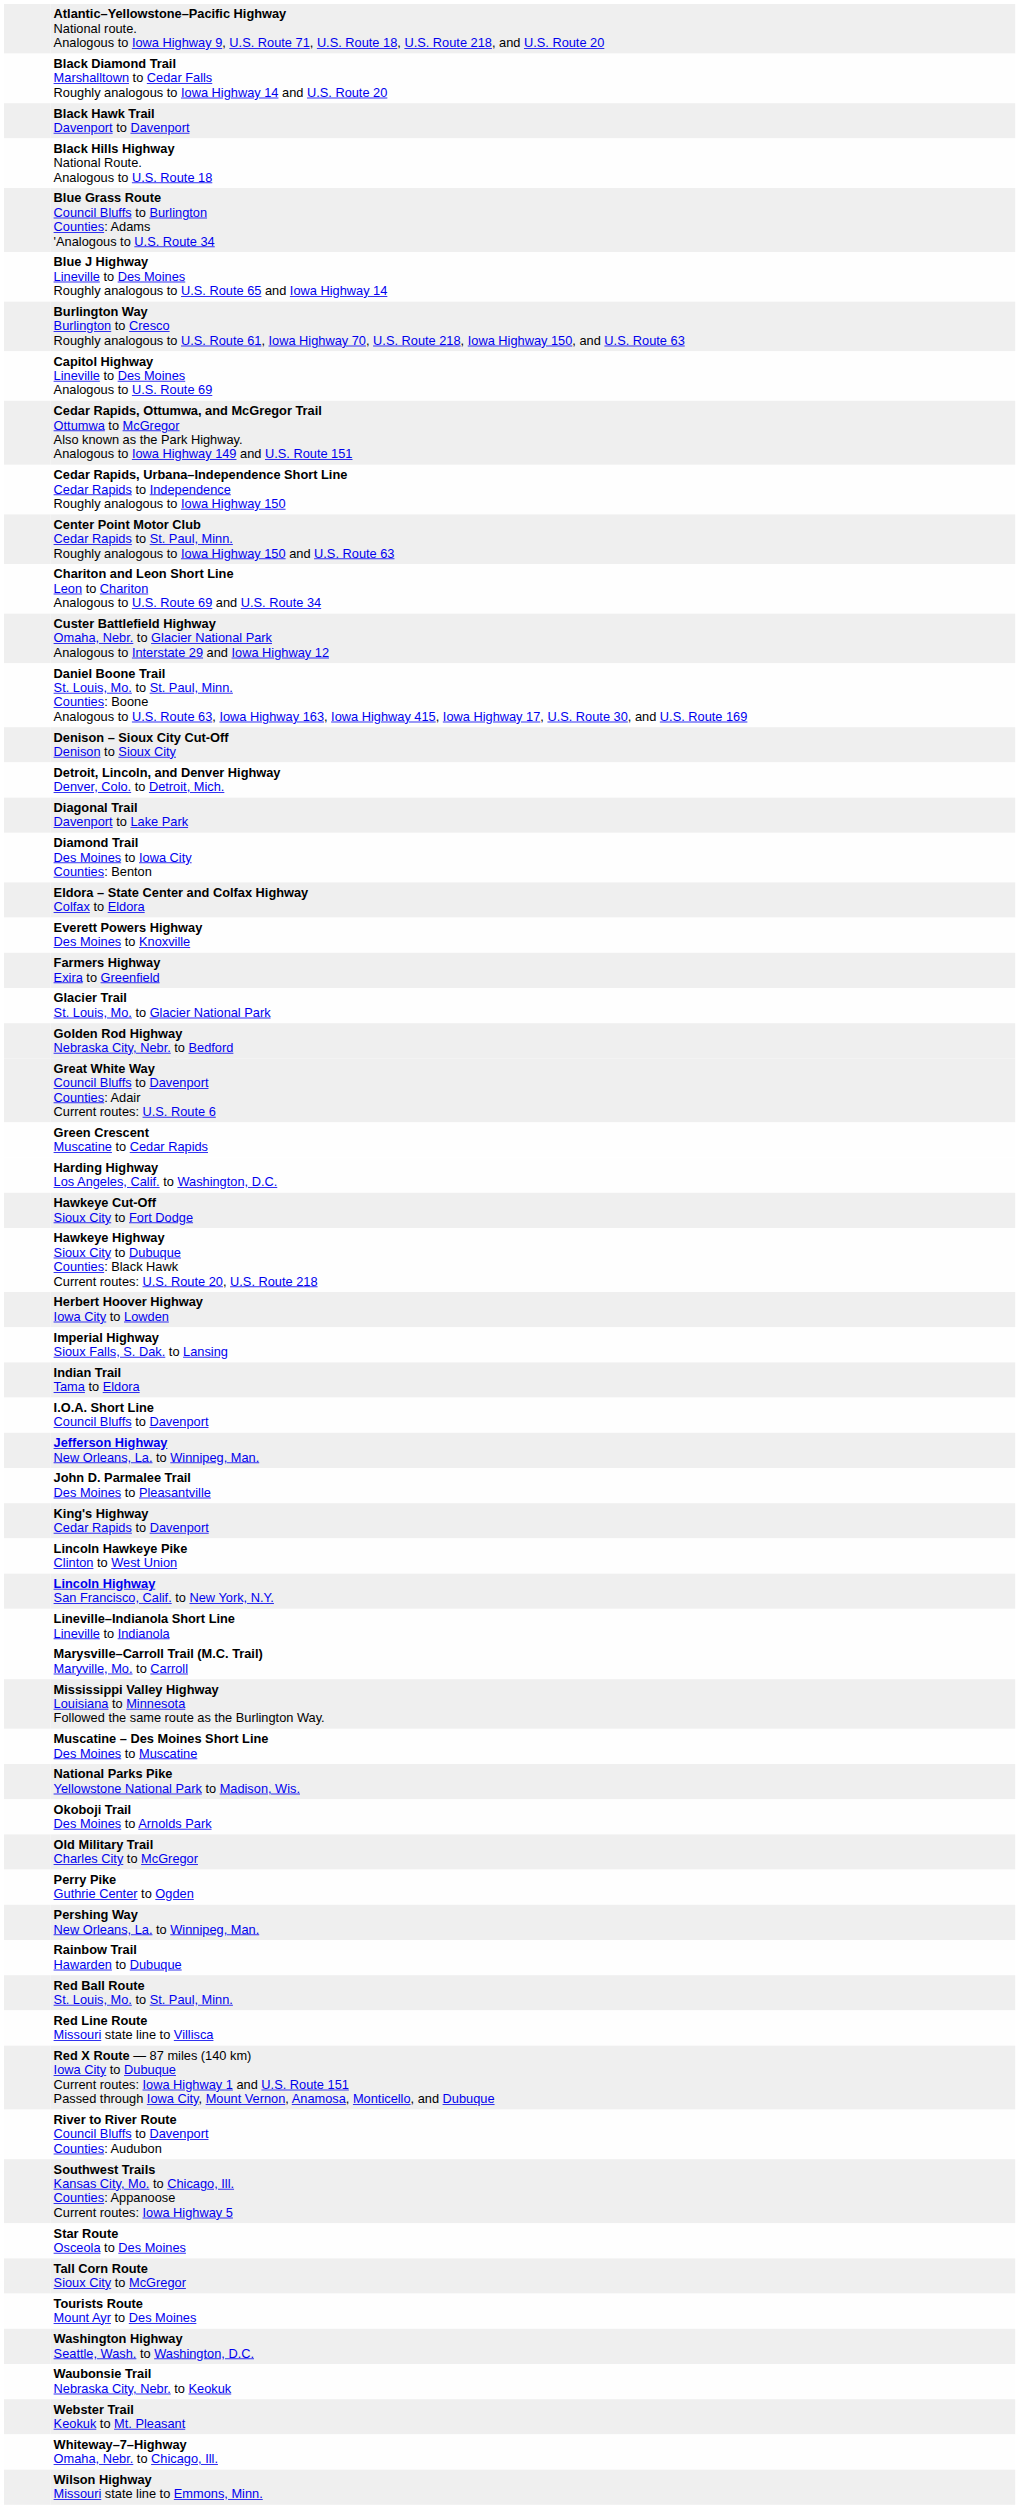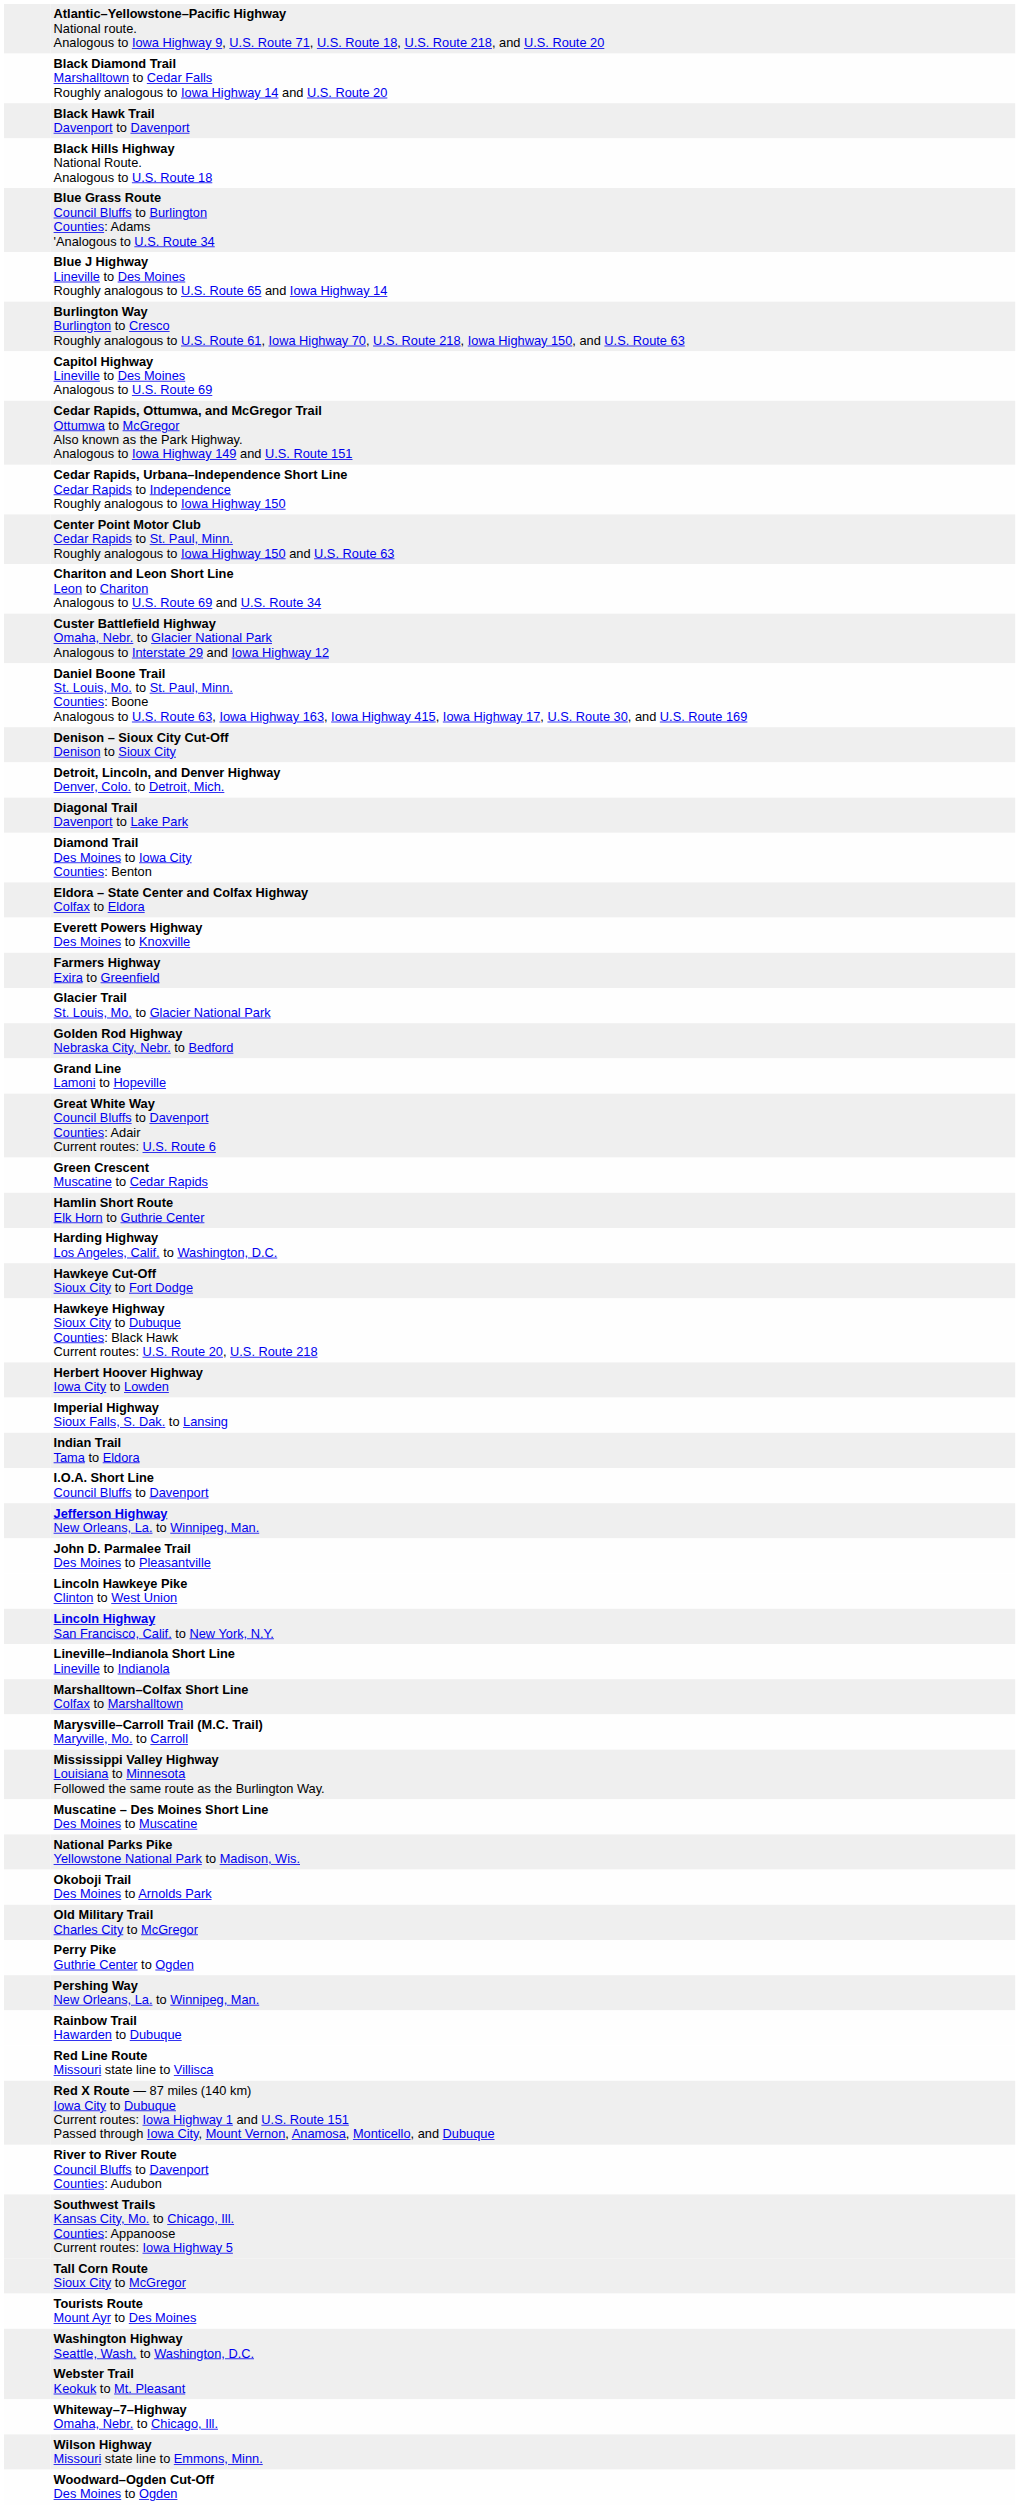+ row: (113, 1076)
+ row: (133, 1210)
- row: (135, 1520)
+ row: (156, 1696)
- row: (147, 1992)
- row: (123, 2240)
- row: (146, 2381)
+ row: (139, 2487)
